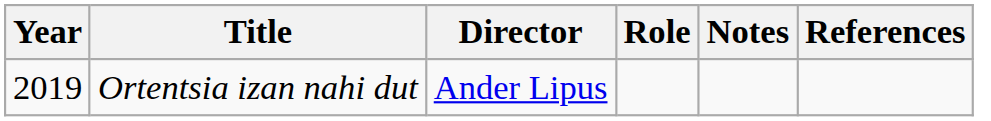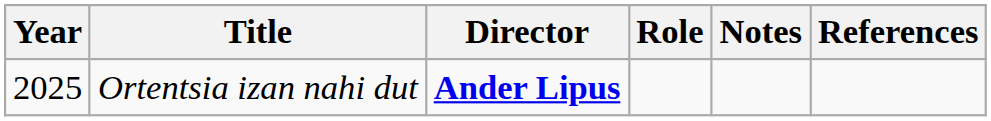(48, 86) 2019 -> (48, 86) 2025
(521, 86) normal -> (527, 86) bold
